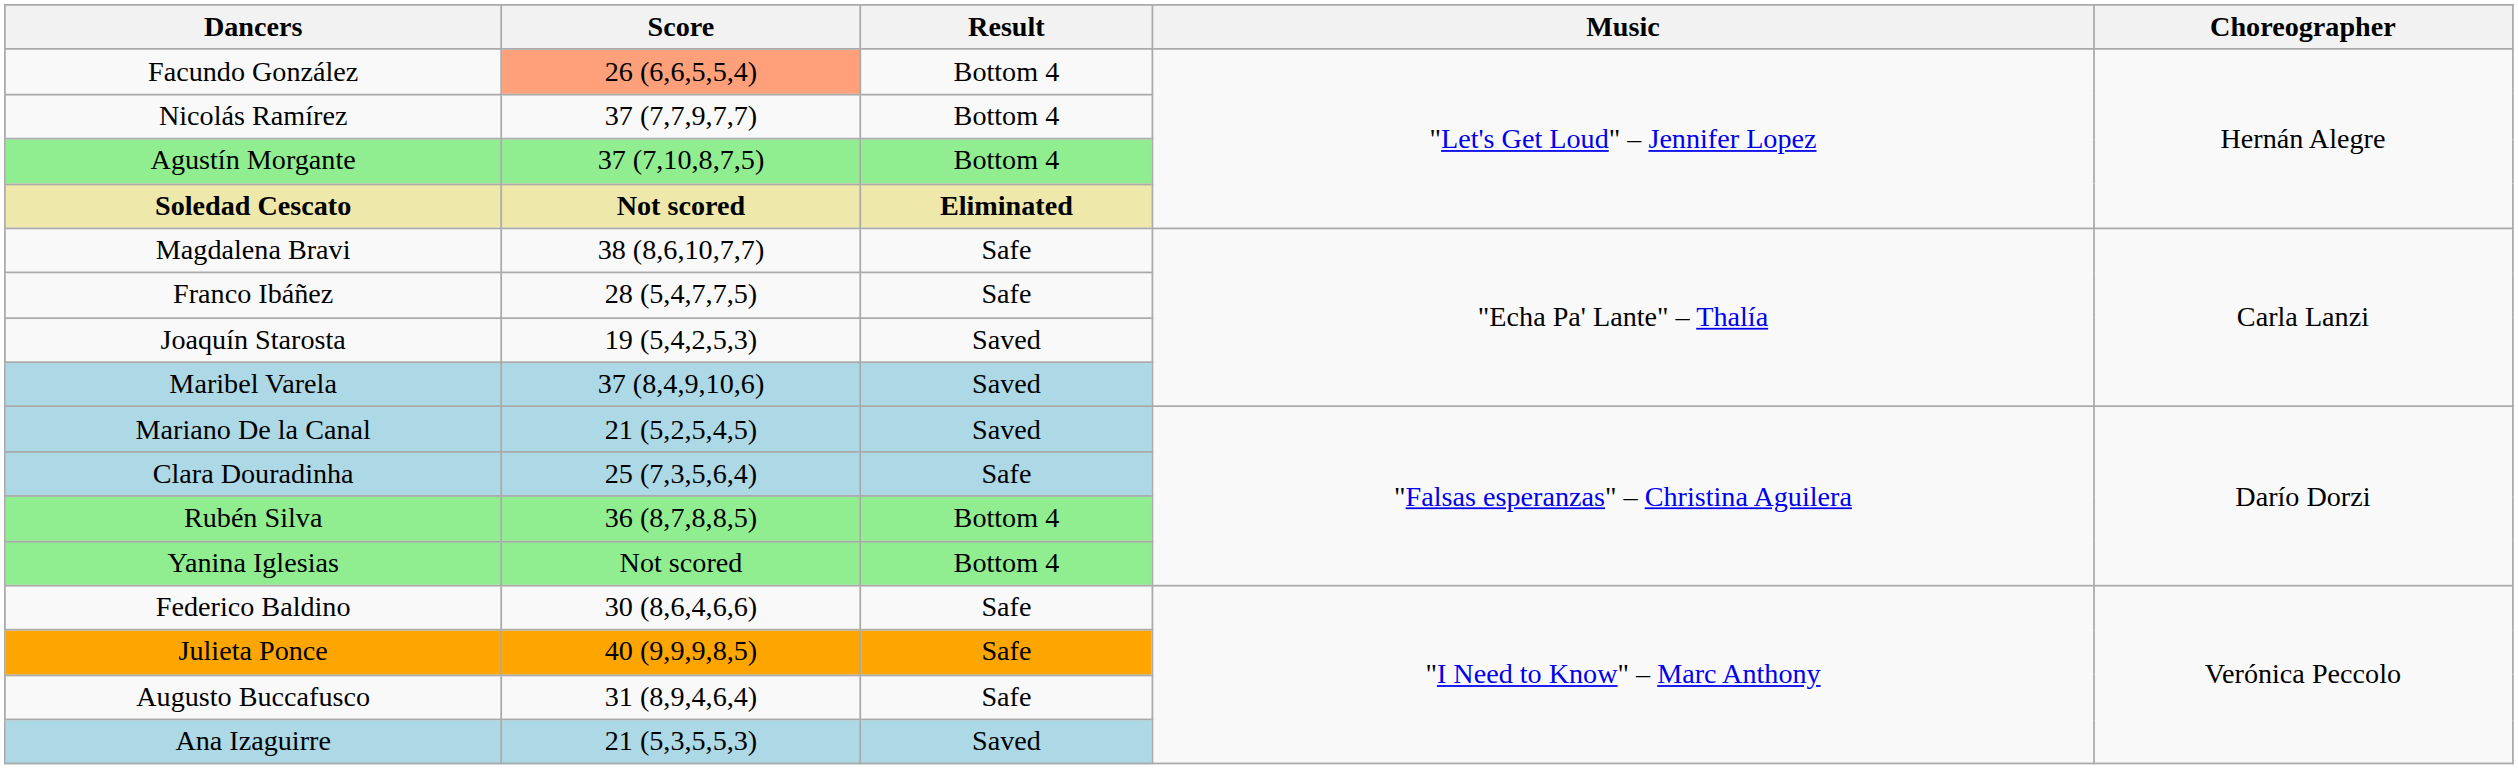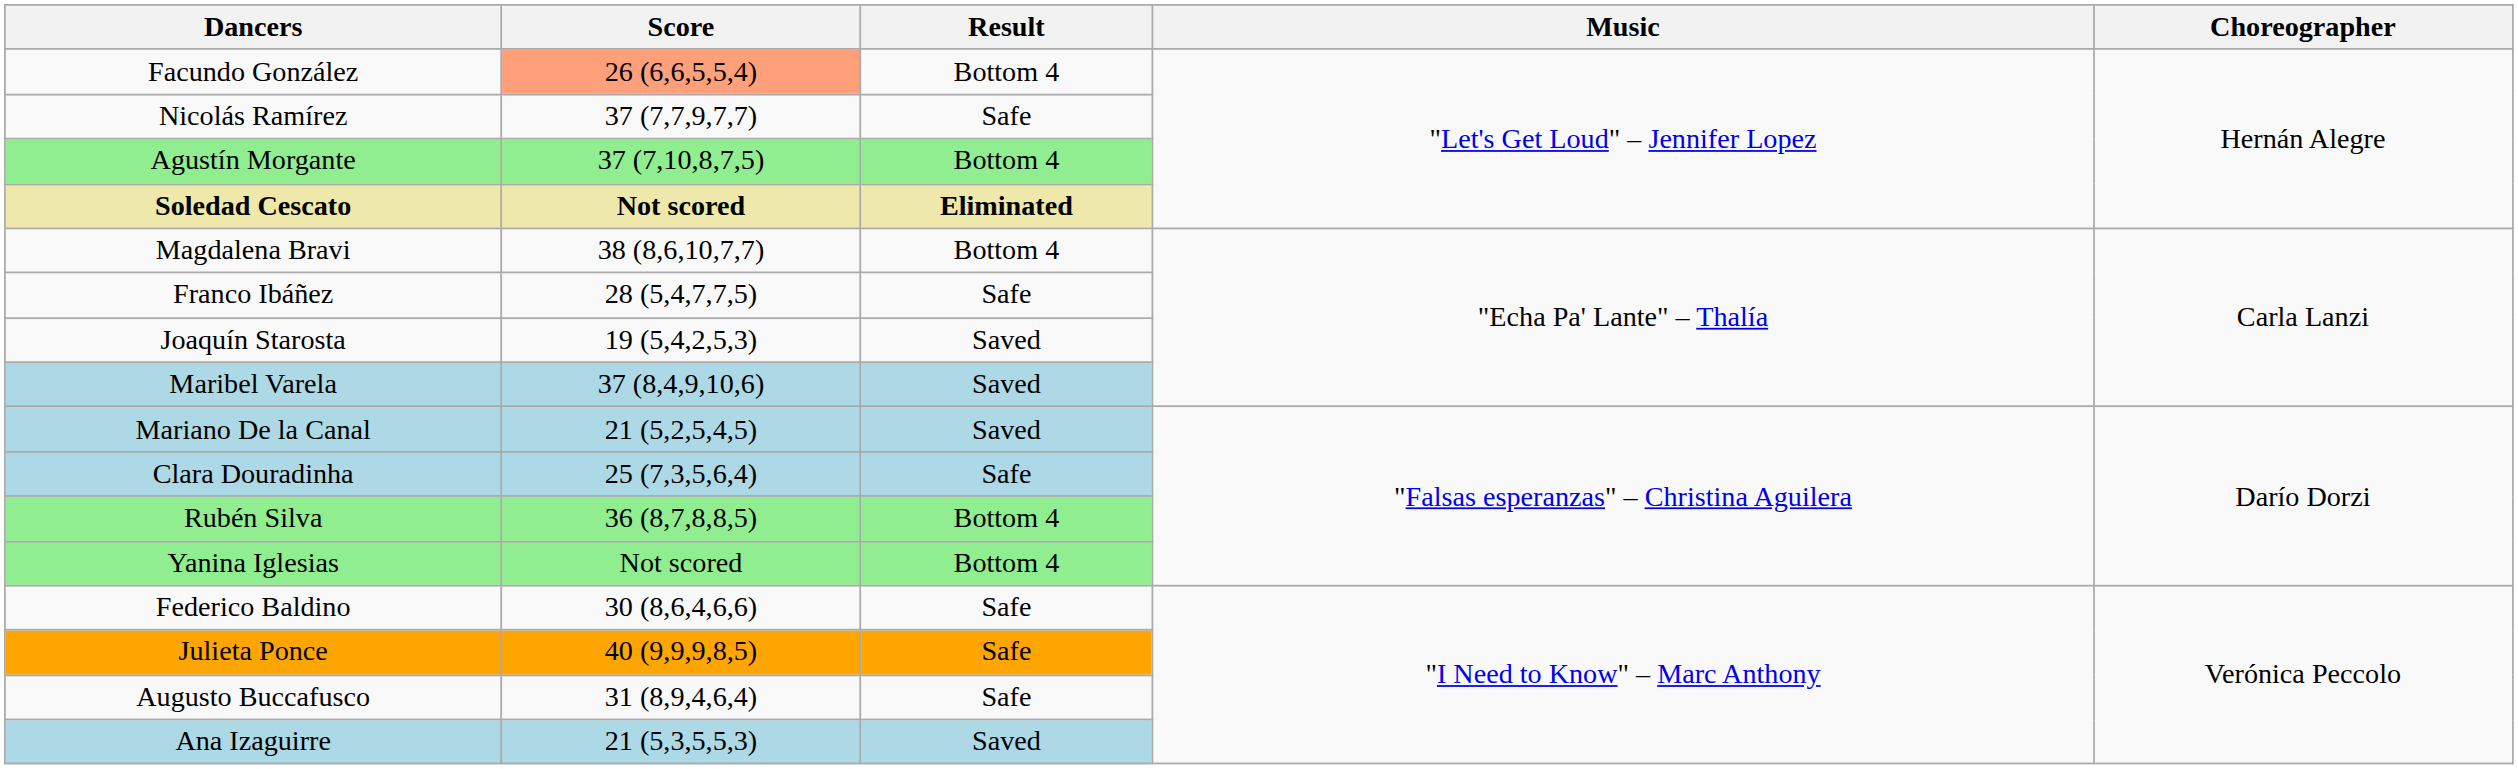(1006, 116) Bottom 4 -> (1006, 116) Safe
(1006, 250) Safe -> (1006, 250) Bottom 4
